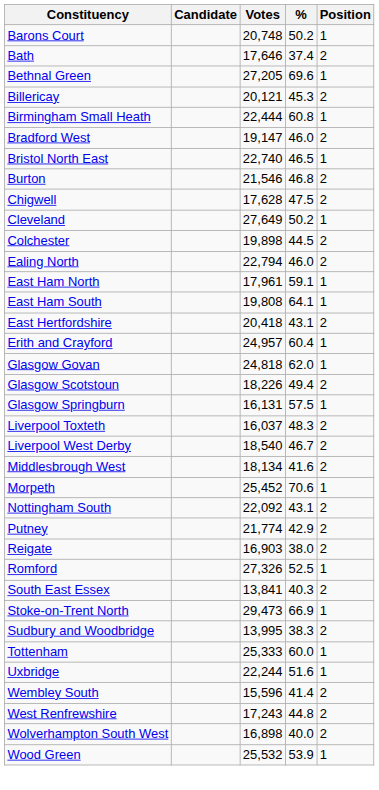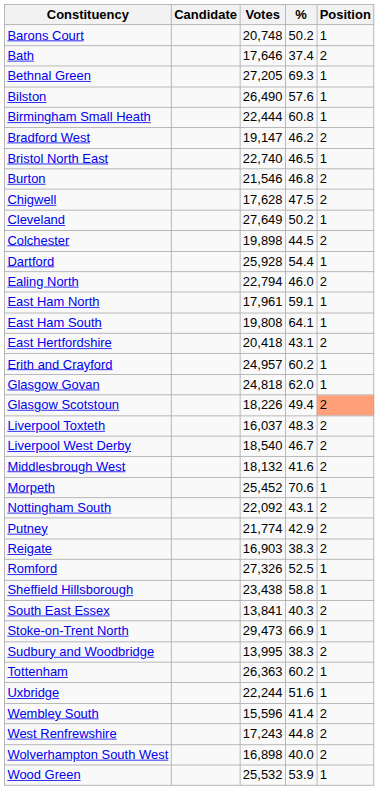(301, 76) 69.6 -> (301, 76) 69.3
- row: (33, 96)
+ row: (27, 96)
(301, 138) 46.0 -> (301, 138) 46.2
+ row: (31, 261)
(301, 343) 60.4 -> (301, 364) 60.2
(323, 384) no background -> (323, 405) lightsalmon background
- row: (66, 405)
(263, 466) 18,134 -> (263, 466) 18,132
(301, 549) 38.0 -> (301, 549) 38.3
+ row: (70, 590)
(263, 651) 25,333 -> (263, 672) 26,363
(301, 651) 60.0 -> (301, 672) 60.2
